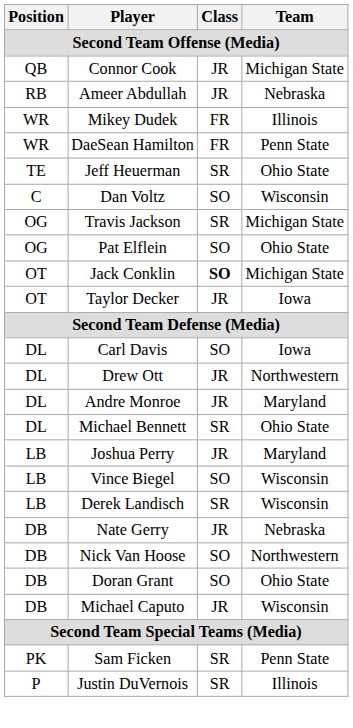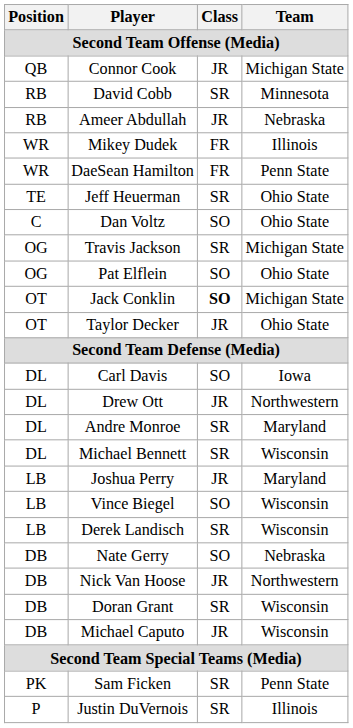+ row: (133, 94)
(295, 196) Wisconsin -> (295, 222) Ohio State
(295, 299) Iowa -> (295, 324) Ohio State
(220, 401) JR -> (220, 427) SR
(295, 427) Ohio State -> (295, 453) Wisconsin
(220, 529) JR -> (220, 555) SO
(220, 555) SO -> (220, 581) JR
(220, 581) SO -> (220, 606) SR
(295, 581) Ohio State -> (295, 606) Wisconsin
